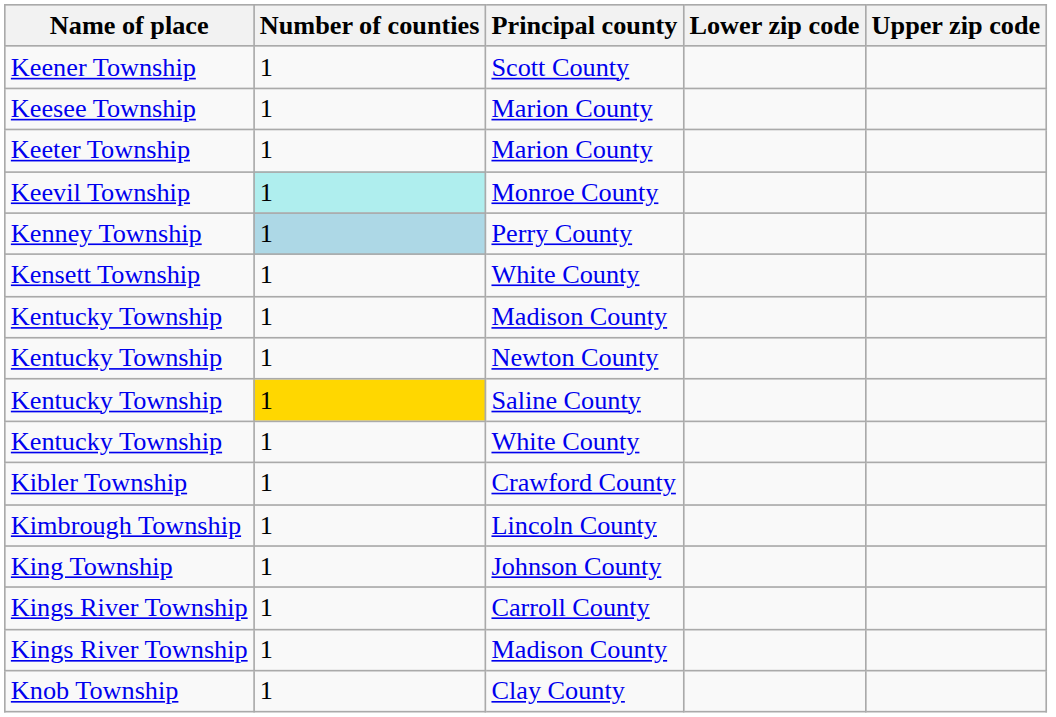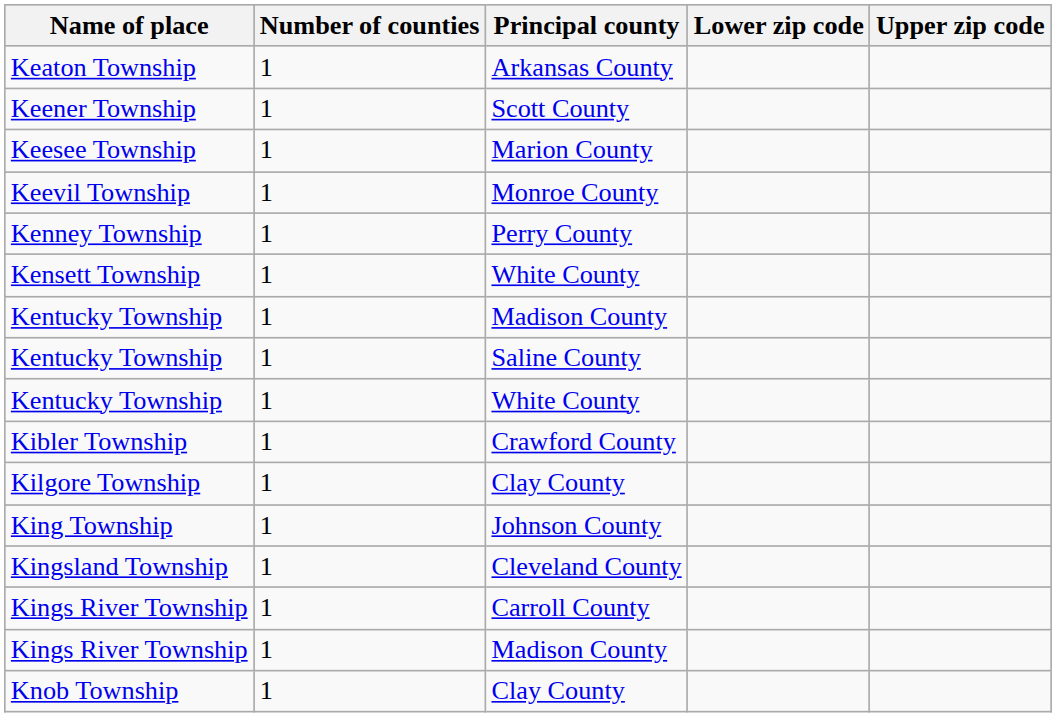+ row: (103, 66)
- row: (100, 150)
(266, 191) paleturquoise background -> (266, 191) no background
(266, 233) lightblue background -> (266, 233) no background
- row: (116, 358)
(266, 399) gold background -> (266, 358) no background
+ row: (106, 483)
- row: (126, 524)
+ row: (119, 566)
